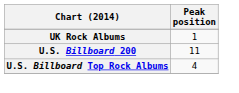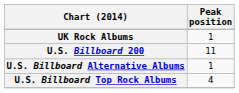+ row: (96, 66)
